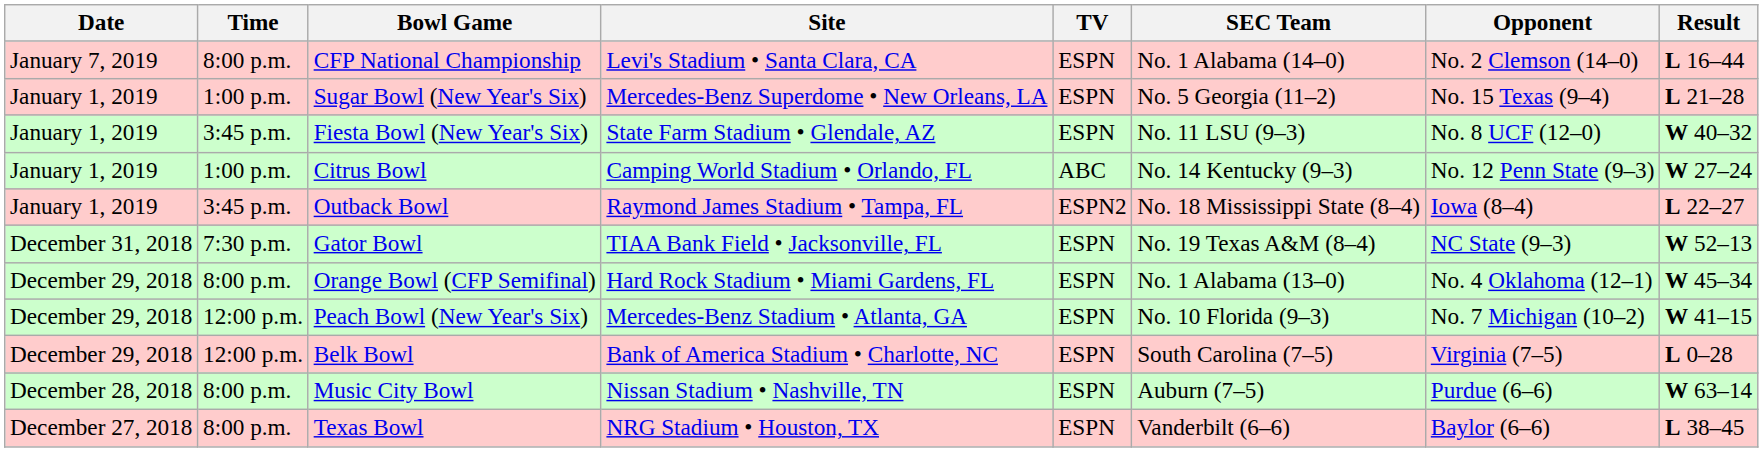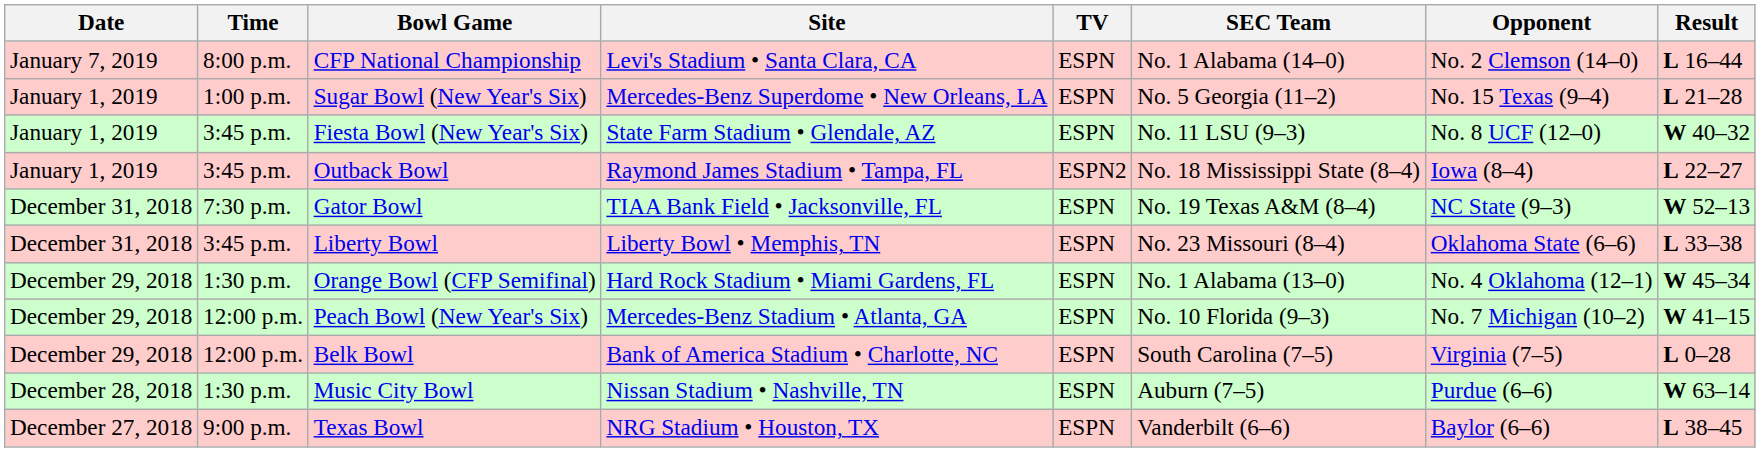- row: (370, 170)
+ row: (376, 243)
(247, 280) 8:00 p.m. -> (247, 280) 1:30 p.m.
(247, 390) 8:00 p.m. -> (247, 390) 1:30 p.m.
(247, 427) 8:00 p.m. -> (247, 427) 9:00 p.m.
